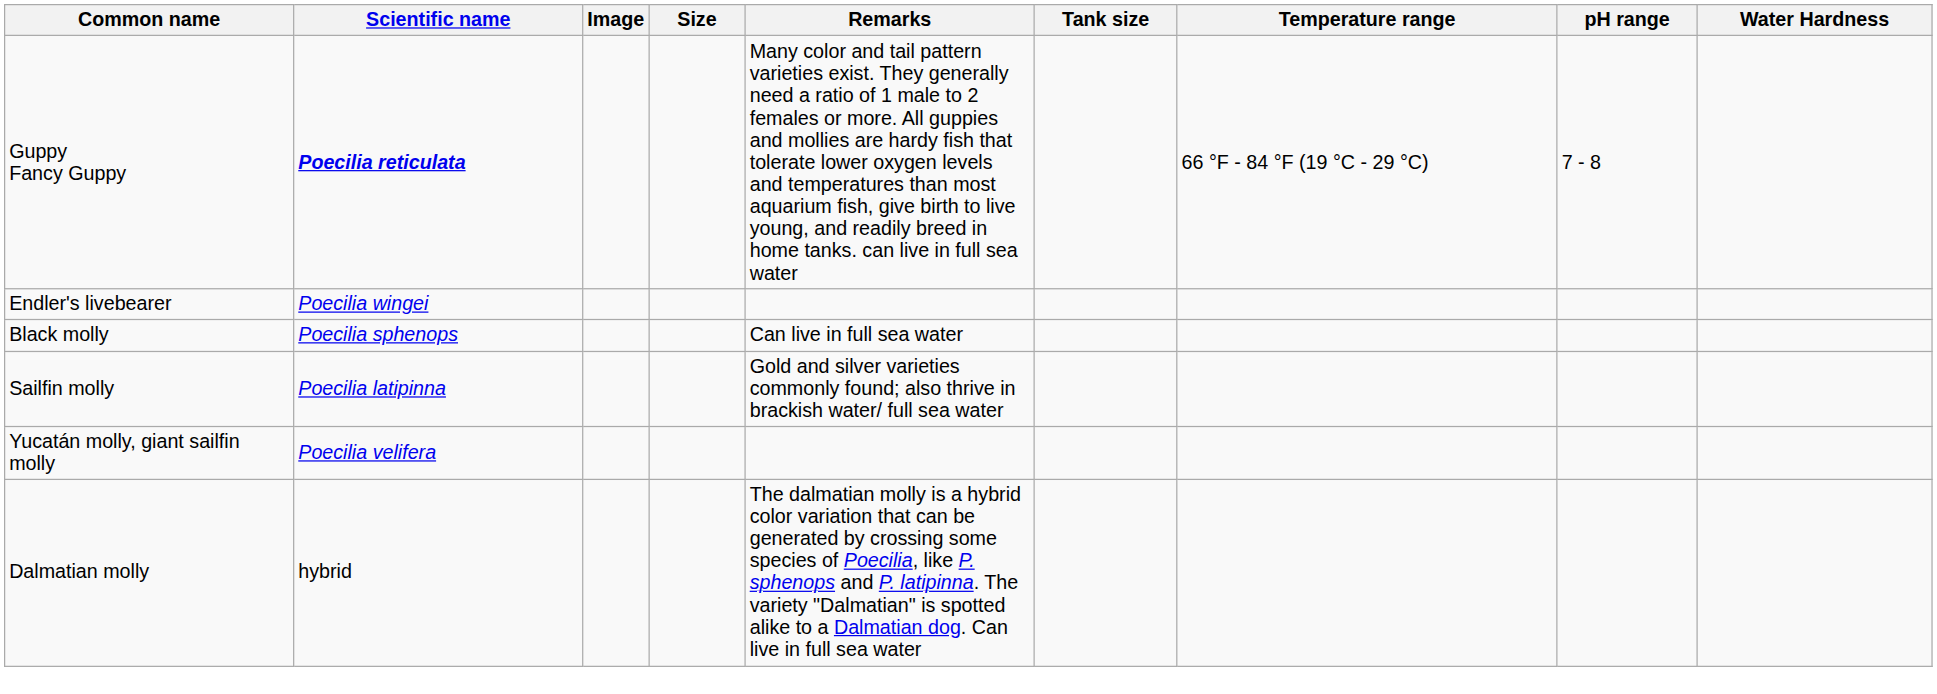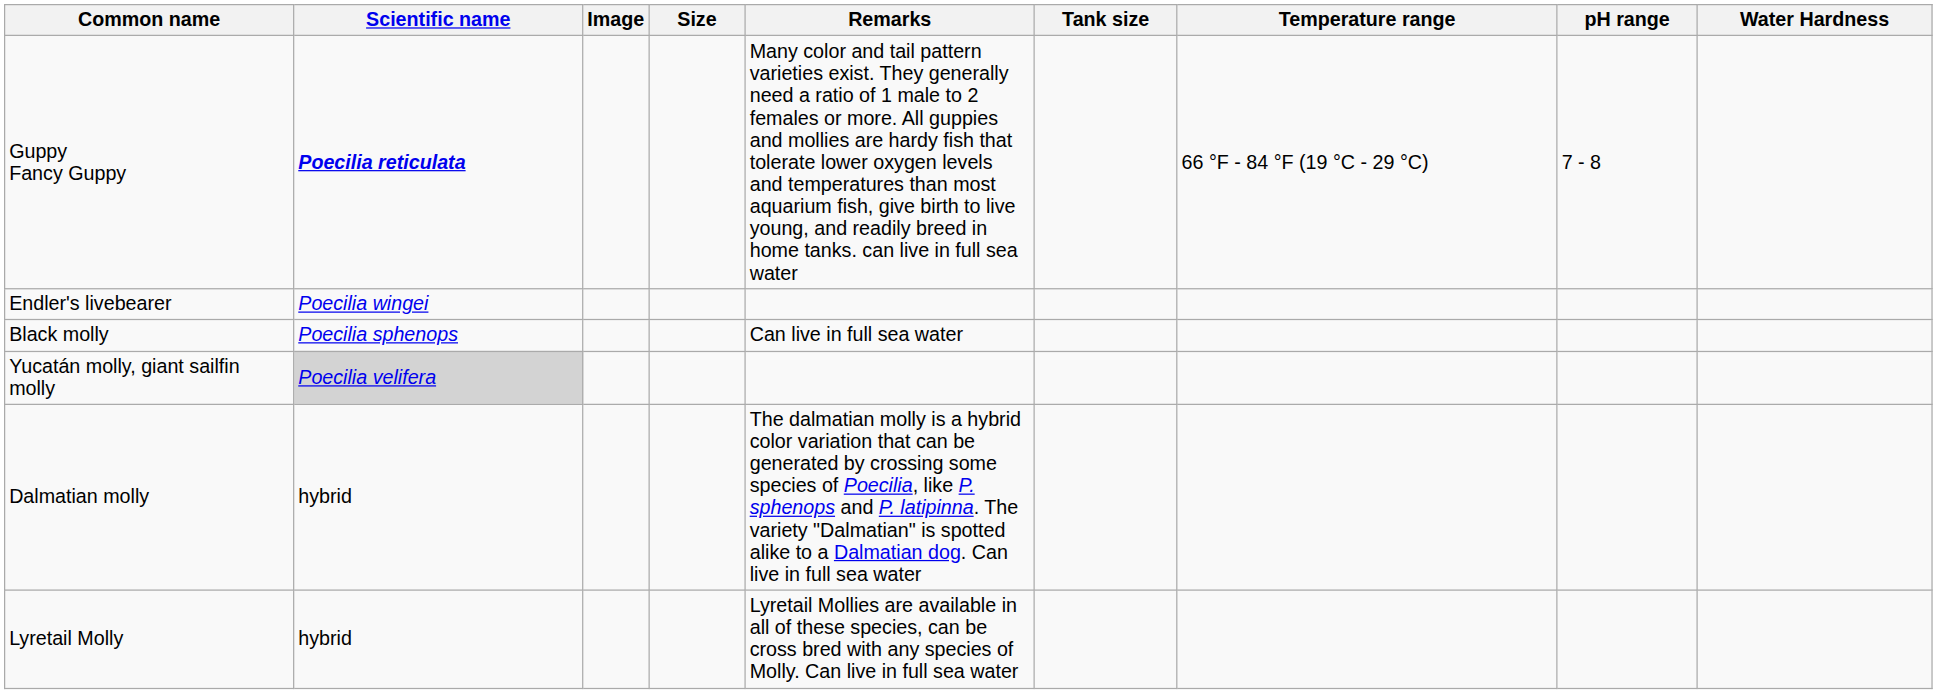- row: (62, 388)
(367, 452) no background -> (367, 377) lightgrey background
+ row: (66, 639)
